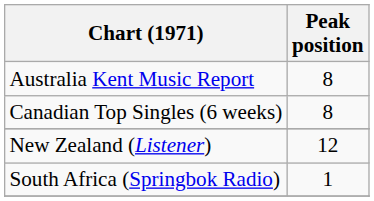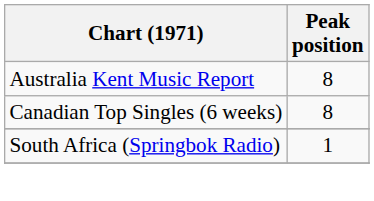- row: (110, 145)
